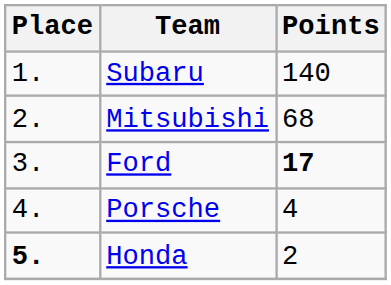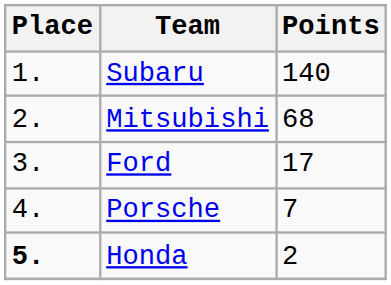(298, 164) bold -> (298, 164) normal
(290, 210) 4 -> (290, 210) 7
